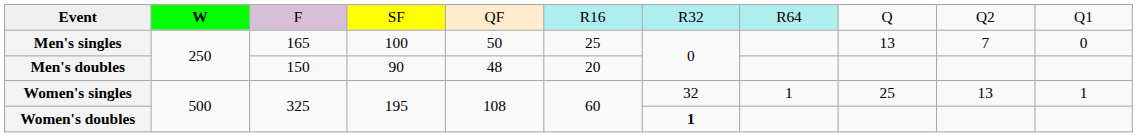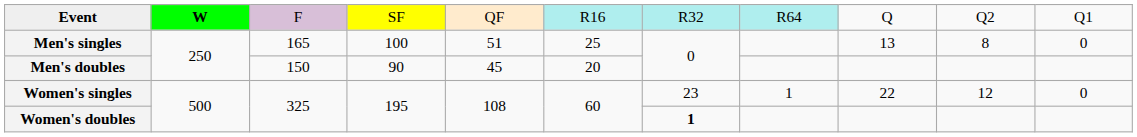(494, 43) 50 -> (494, 43) 51
(985, 43) 7 -> (985, 43) 8
(494, 68) 48 -> (494, 68) 45
(691, 93) 32 -> (691, 93) 23
(887, 93) 25 -> (887, 93) 22
(985, 93) 13 -> (985, 93) 12
(1083, 93) 1 -> (1083, 93) 0
